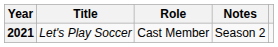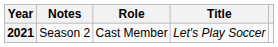columns swapped: (86, 14) <-> (240, 14)
